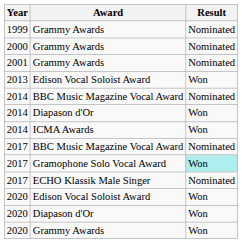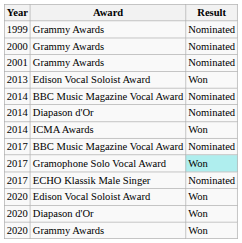(198, 113) Won -> (212, 113) Nominated
